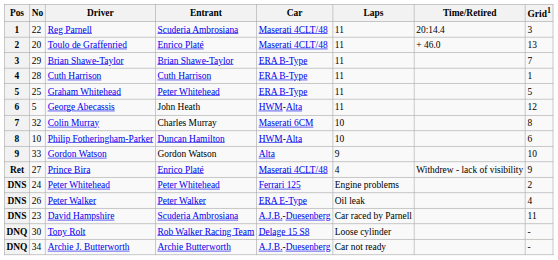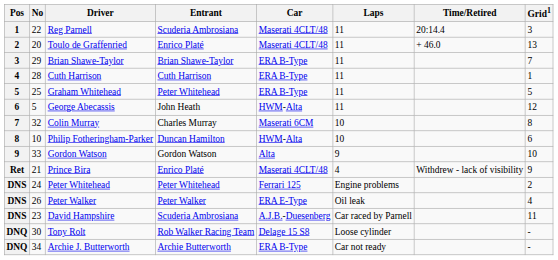(37, 169) 27 -> (37, 169) 21
(295, 247) A.J.B.-Duesenberg -> (283, 247) ERA B-Type
